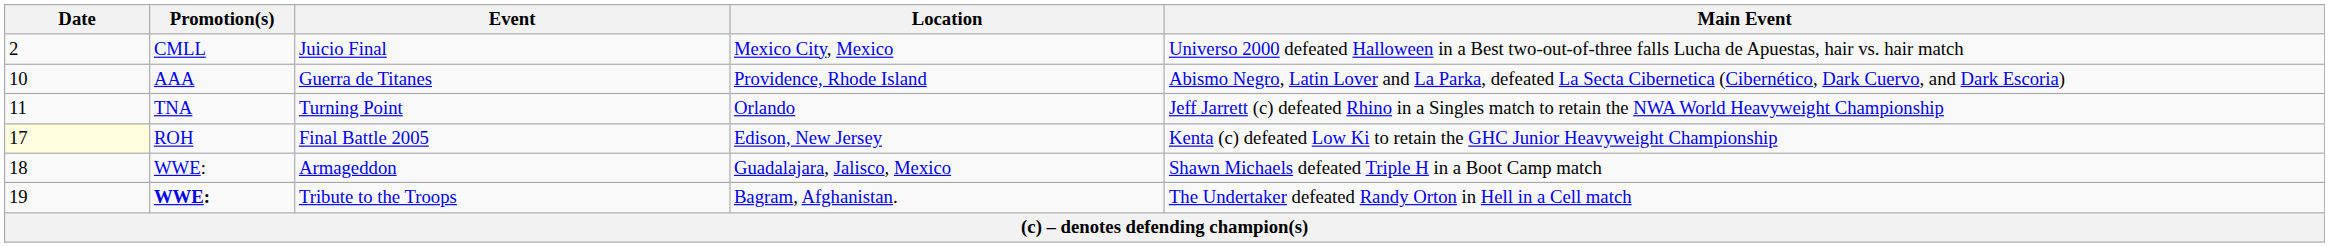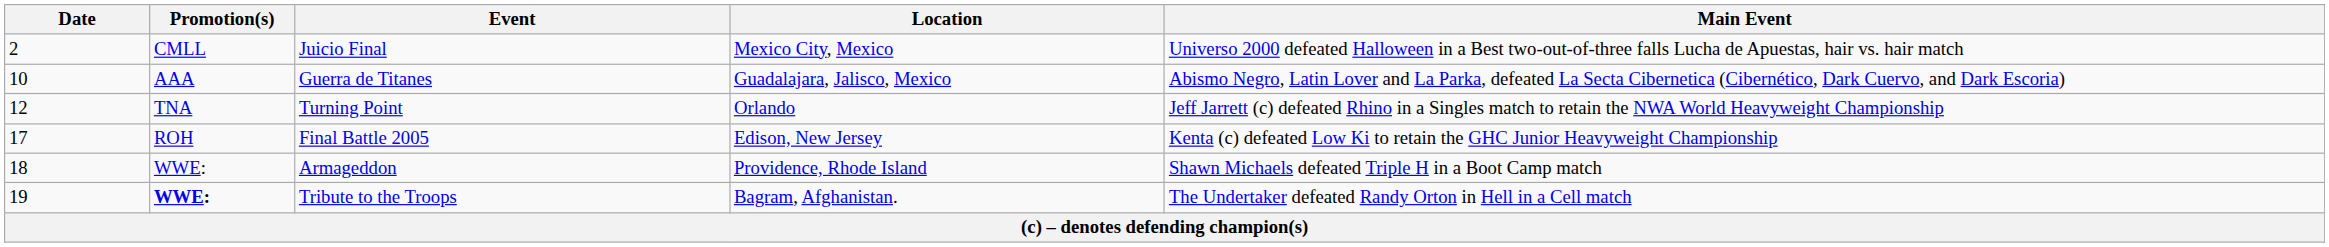(830, 78) Providence, Rhode Island -> (843, 78) Guadalajara, Jalisco, Mexico
(18, 108) 11 -> (18, 108) 12
(18, 138) lightyellow background -> (18, 138) no background
(843, 167) Guadalajara, Jalisco, Mexico -> (830, 167) Providence, Rhode Island
